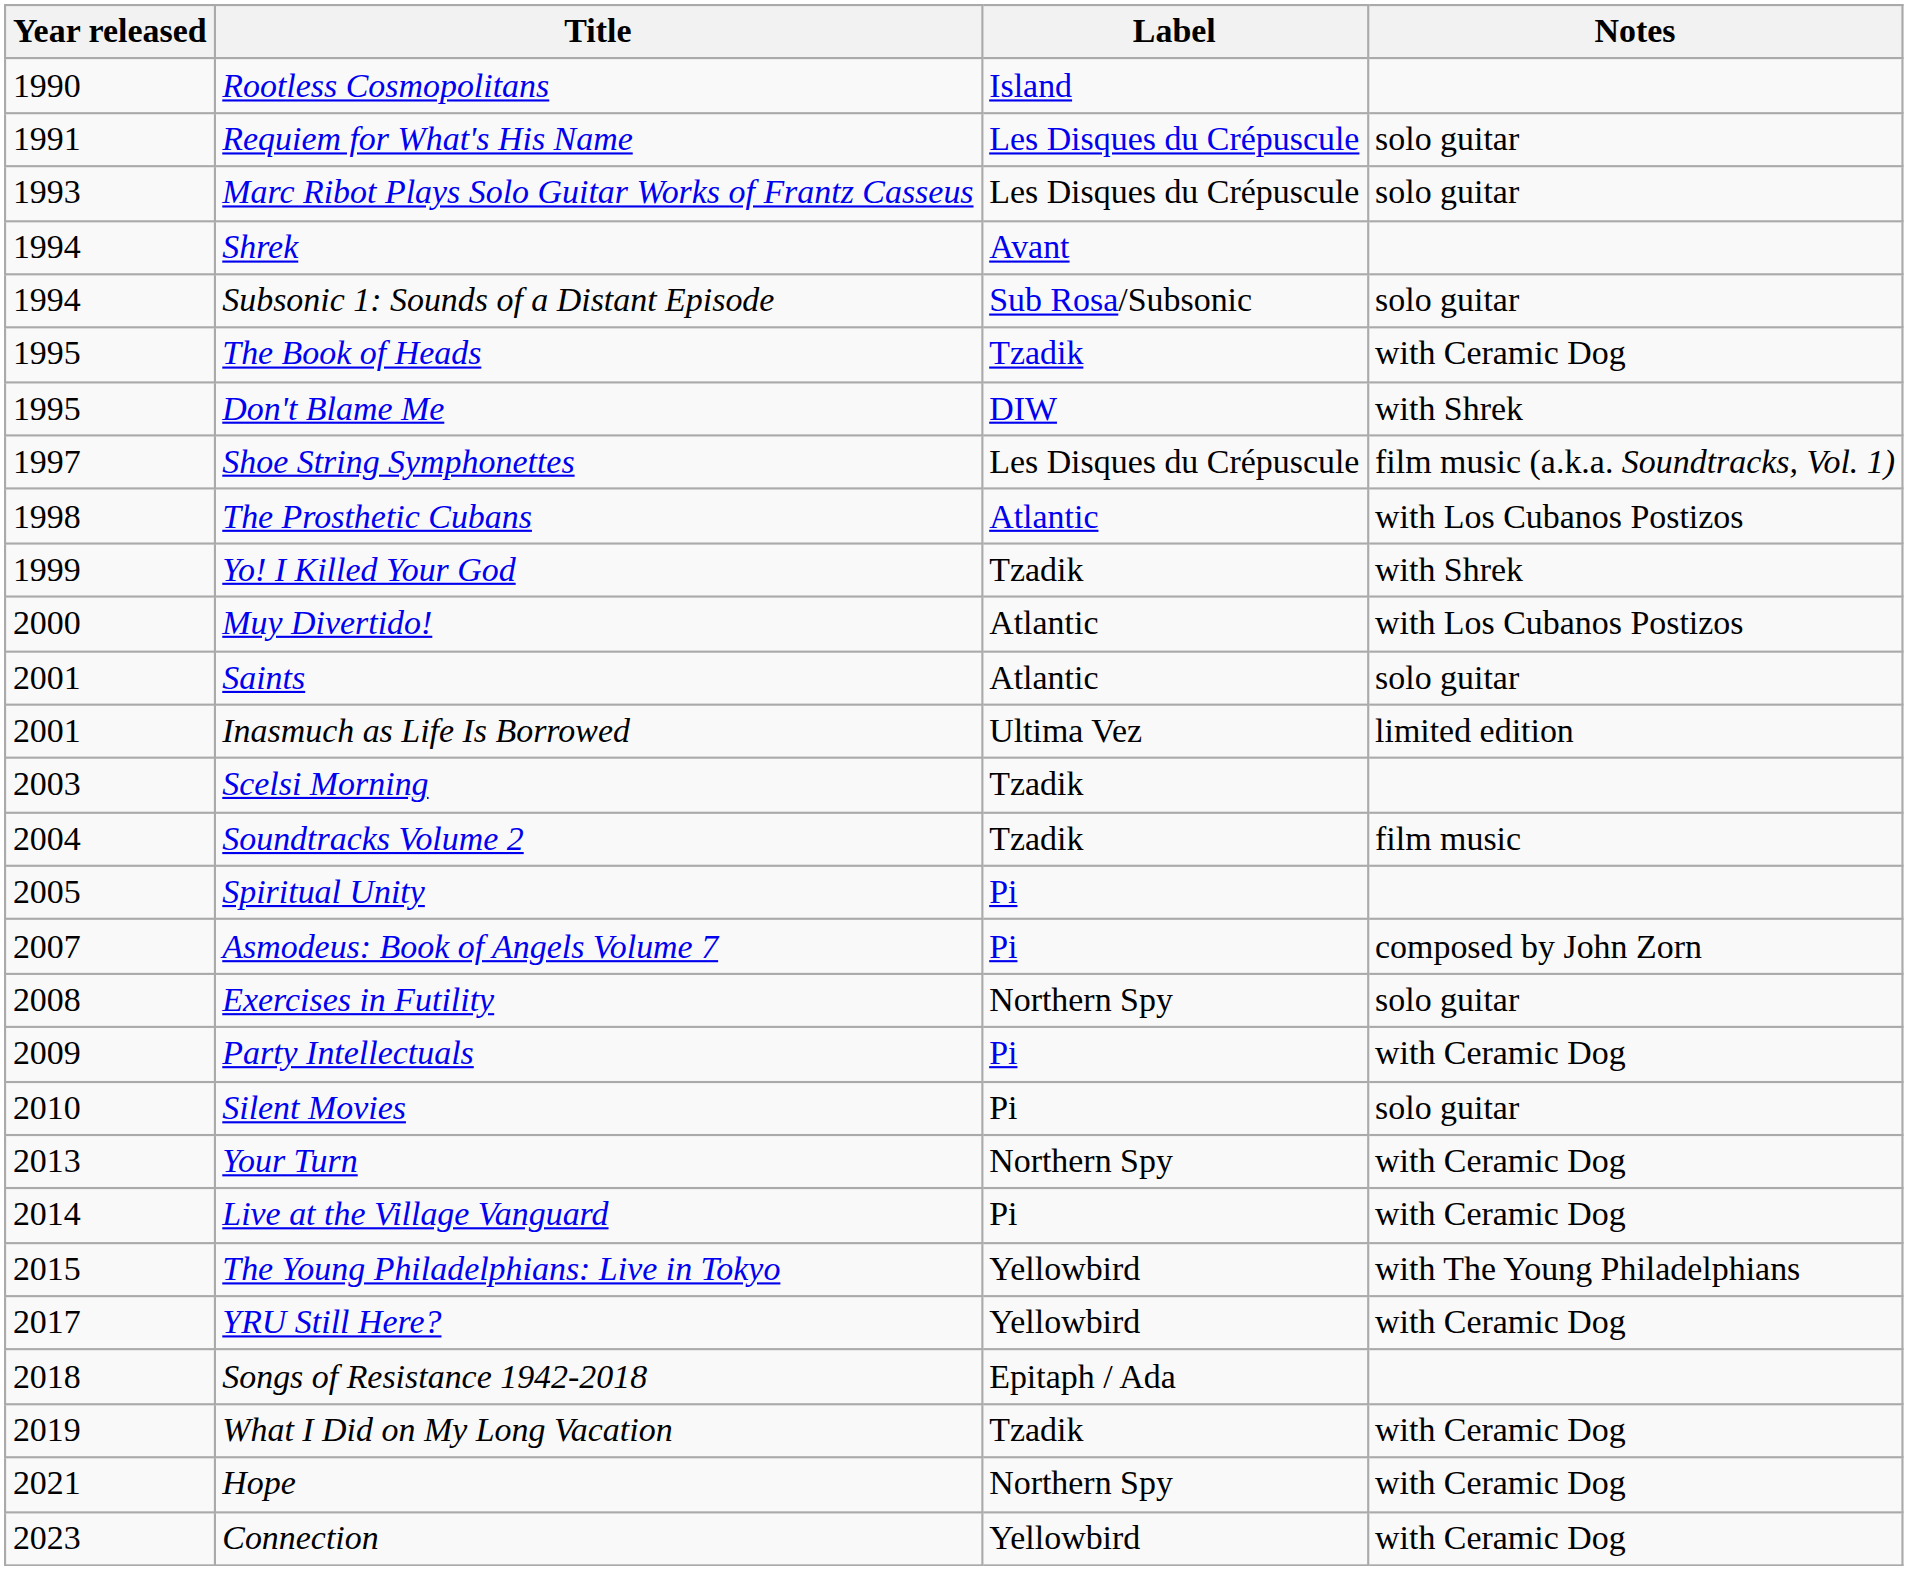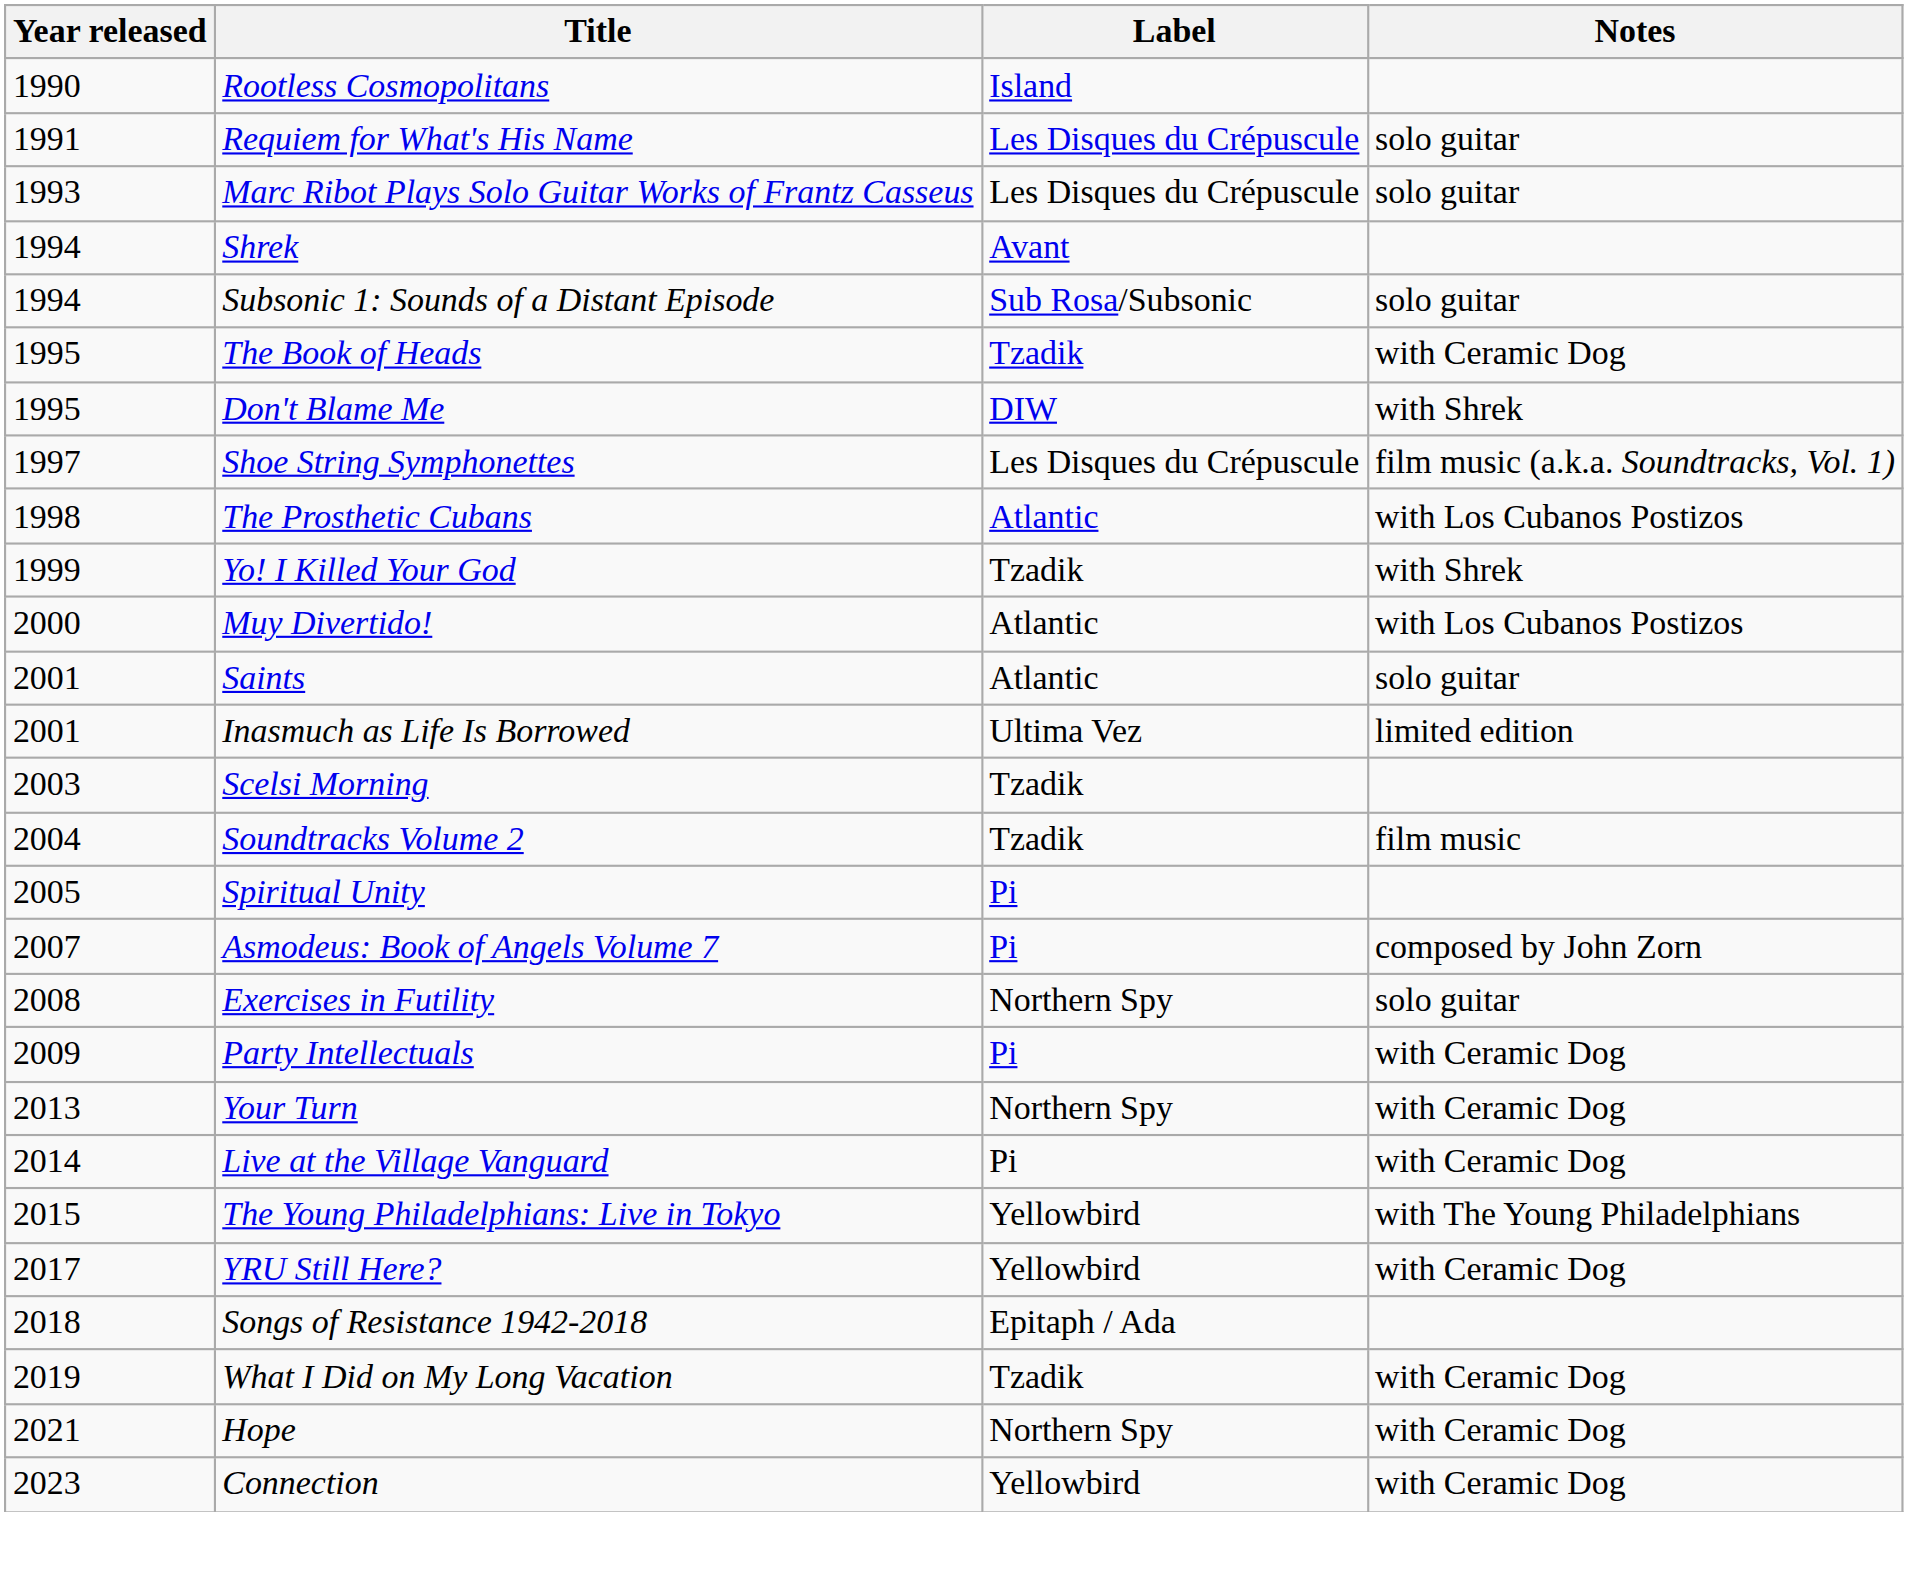- row: (314, 1107)
